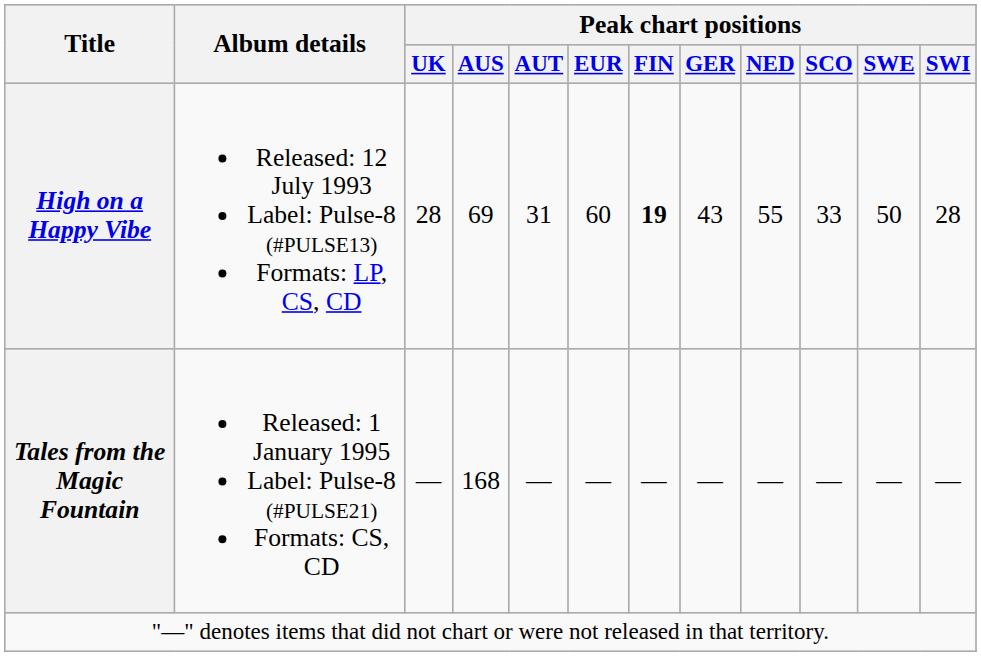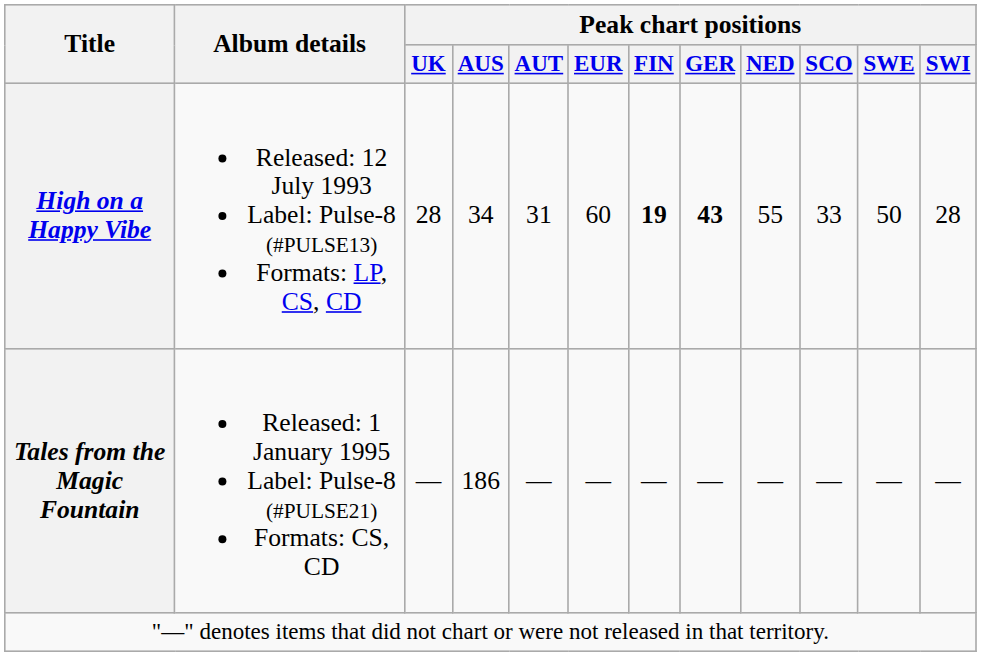(481, 215) 69 -> (481, 215) 34
(710, 215) normal -> (710, 215) bold
(481, 480) 168 -> (481, 480) 186
